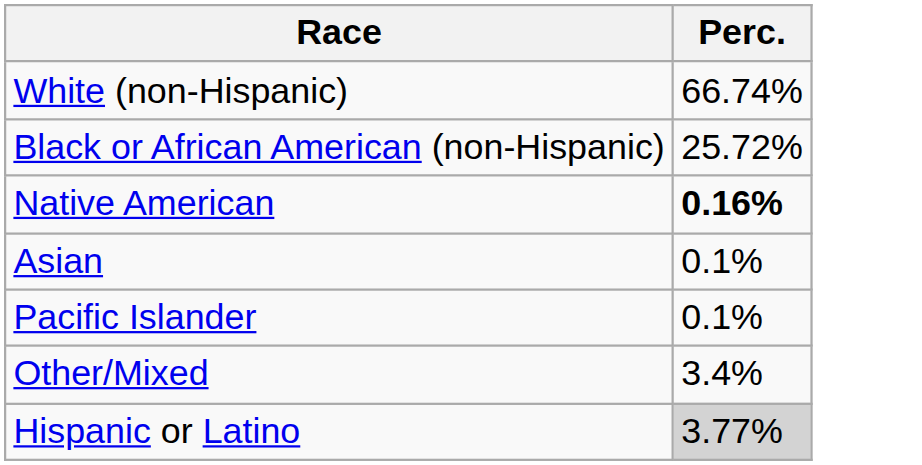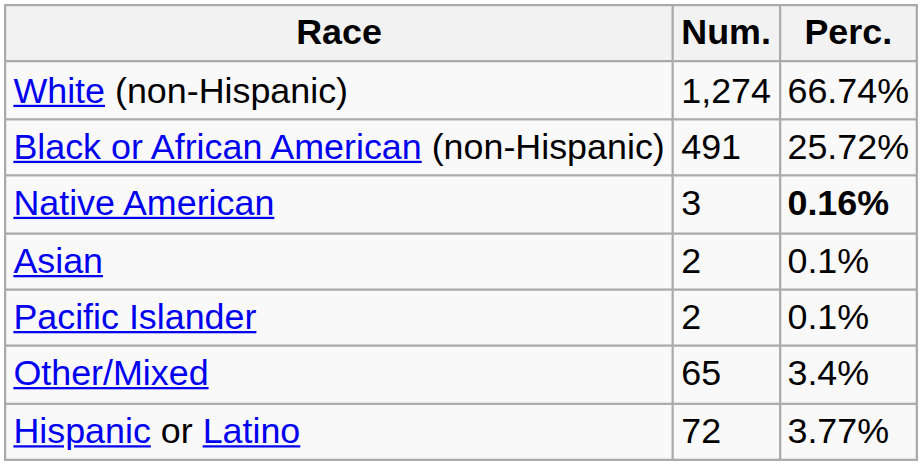+ column: (726, 32)
(732, 430) lightgrey background -> (838, 430) no background
